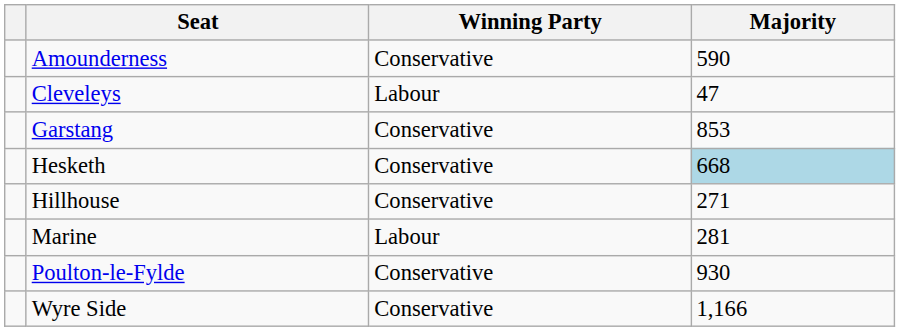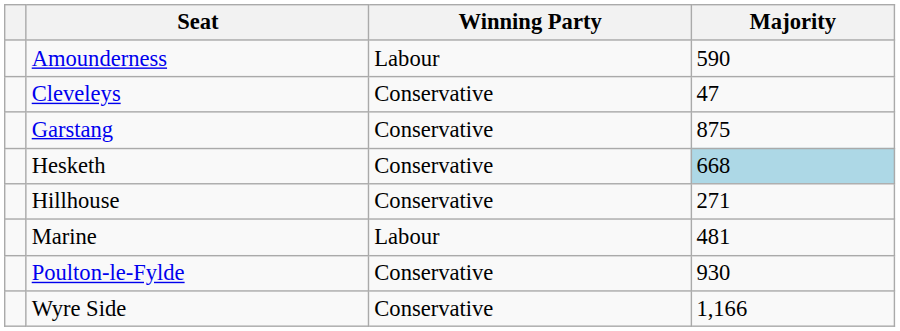(434, 58) Conservative -> (407, 58) Labour
(407, 93) Labour -> (434, 93) Conservative
(713, 129) 853 -> (713, 129) 875
(713, 237) 281 -> (713, 237) 481
